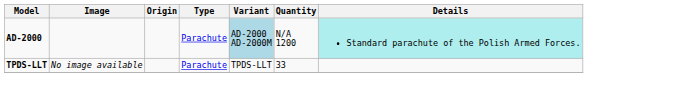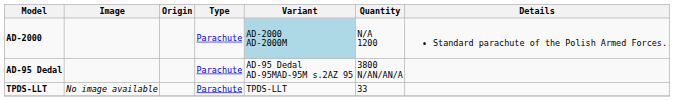(450, 43) paleturquoise background -> (537, 43) no background
+ row: (34, 70)
